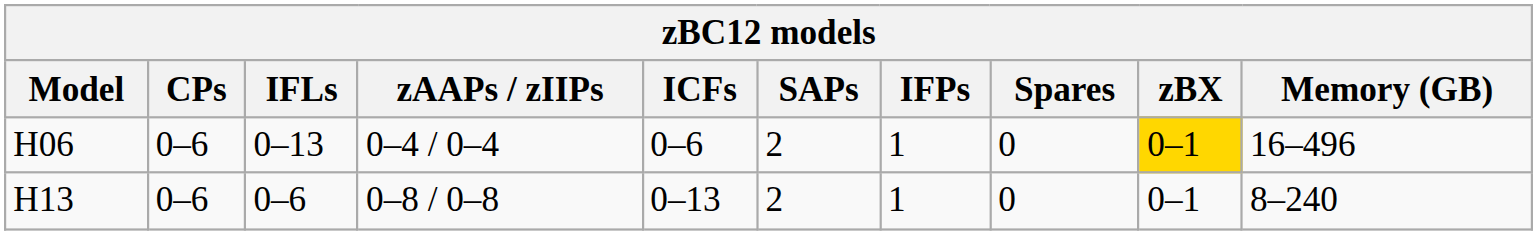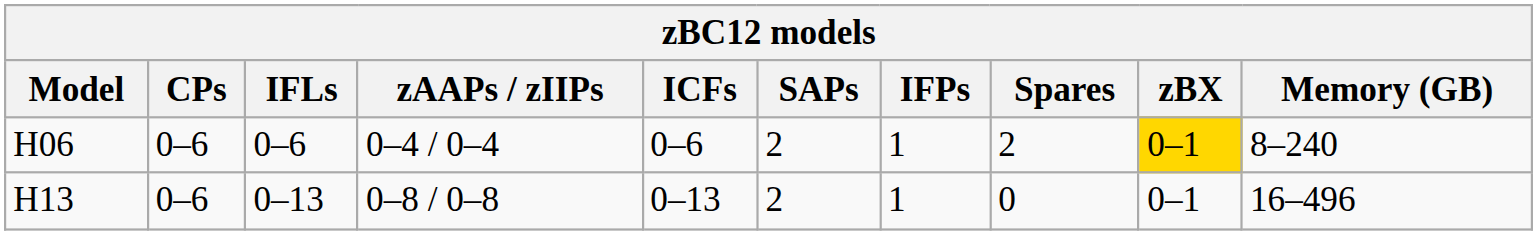(289, 144) 0–13 -> (280, 144) 0–6
(1007, 144) 0 -> (1007, 144) 2
(1303, 144) 16–496 -> (1294, 144) 8–240
(280, 199) 0–6 -> (289, 199) 0–13
(1294, 199) 8–240 -> (1303, 199) 16–496
